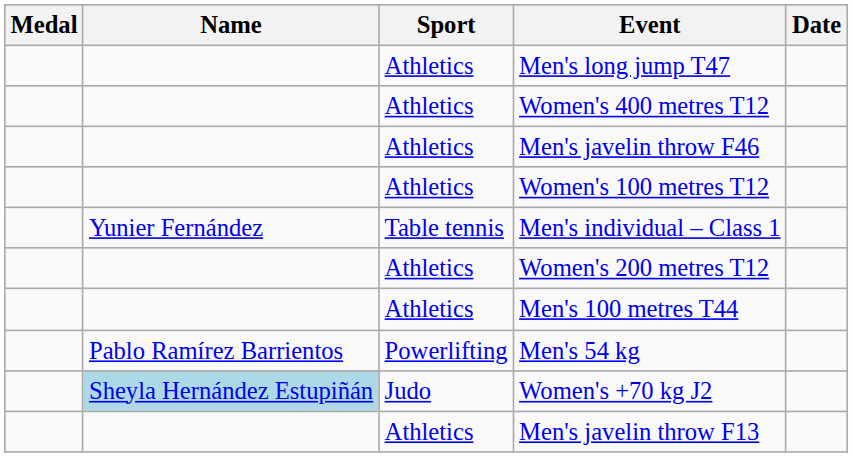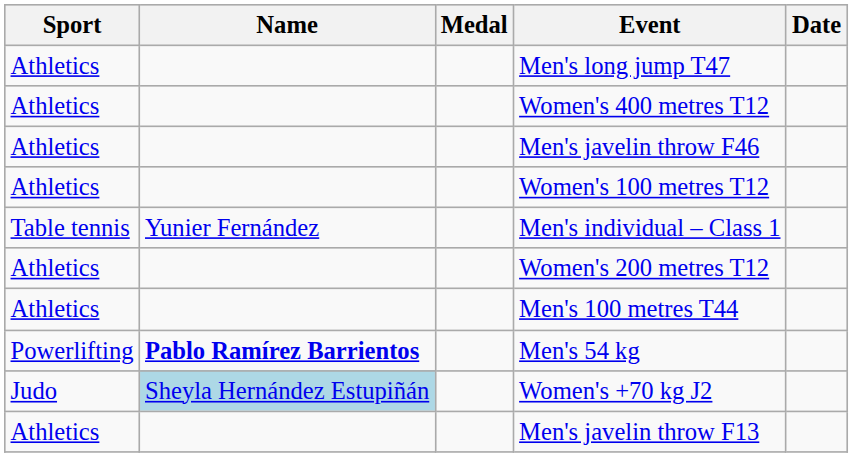columns swapped: (44, 24) <-> (446, 24)
(216, 349) normal -> (282, 349) bold
